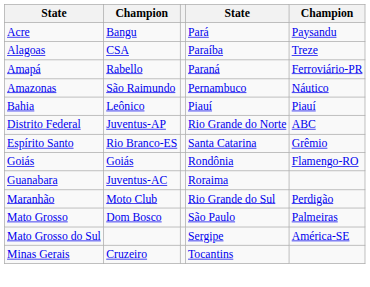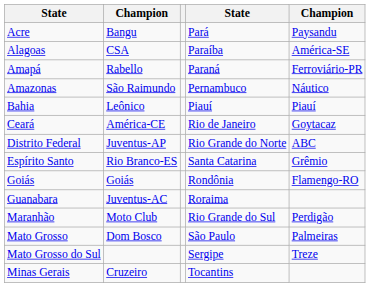(305, 50) Treze -> (321, 50) América-SE
+ row: (21, 124)
(321, 236) América-SE -> (305, 254) Treze
